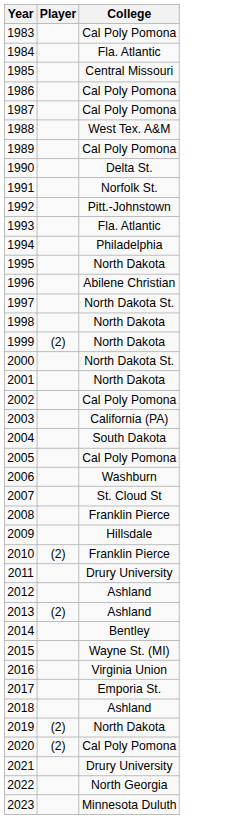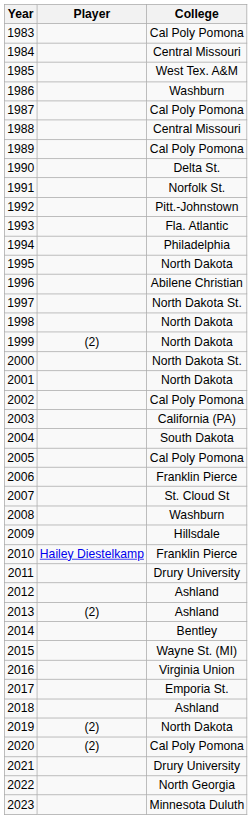(129, 52) Fla. Atlantic -> (197, 52) Central Missouri
(129, 71) Central Missouri -> (197, 71) West Tex. A&M
(129, 91) Cal Poly Pomona -> (197, 91) Washburn
(129, 129) West Tex. A&M -> (197, 129) Central Missouri
(129, 476) Washburn -> (197, 476) Franklin Pierce
(129, 515) Franklin Pierce -> (197, 515) Washburn
(58, 554) (2) -> (92, 554) Hailey Diestelkamp
